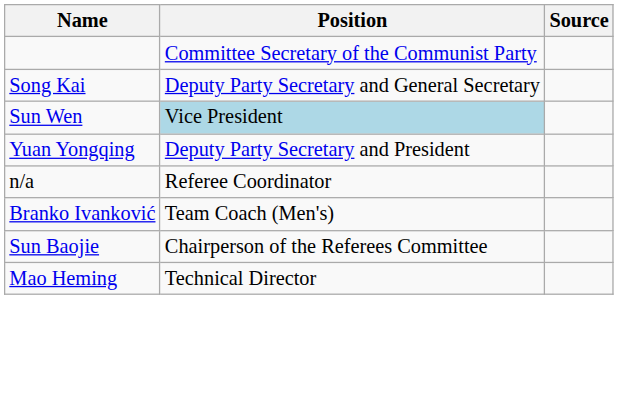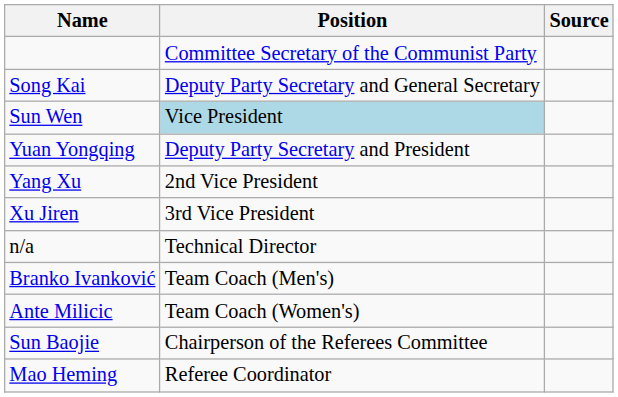+ row: (45, 181)
+ row: (44, 213)
(248, 181) Referee Coordinator -> (241, 246) Technical Director
+ row: (61, 310)
(241, 278) Technical Director -> (248, 375) Referee Coordinator
